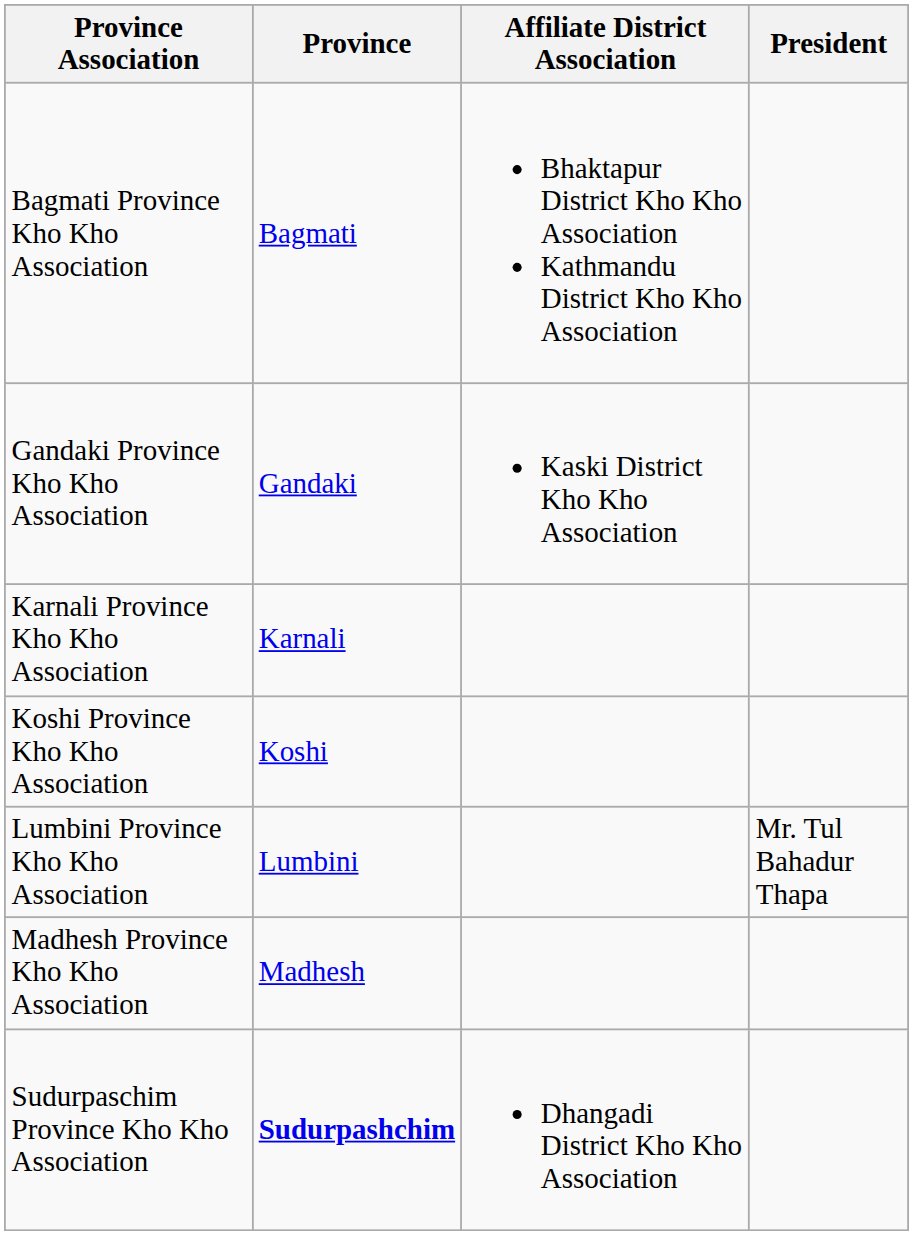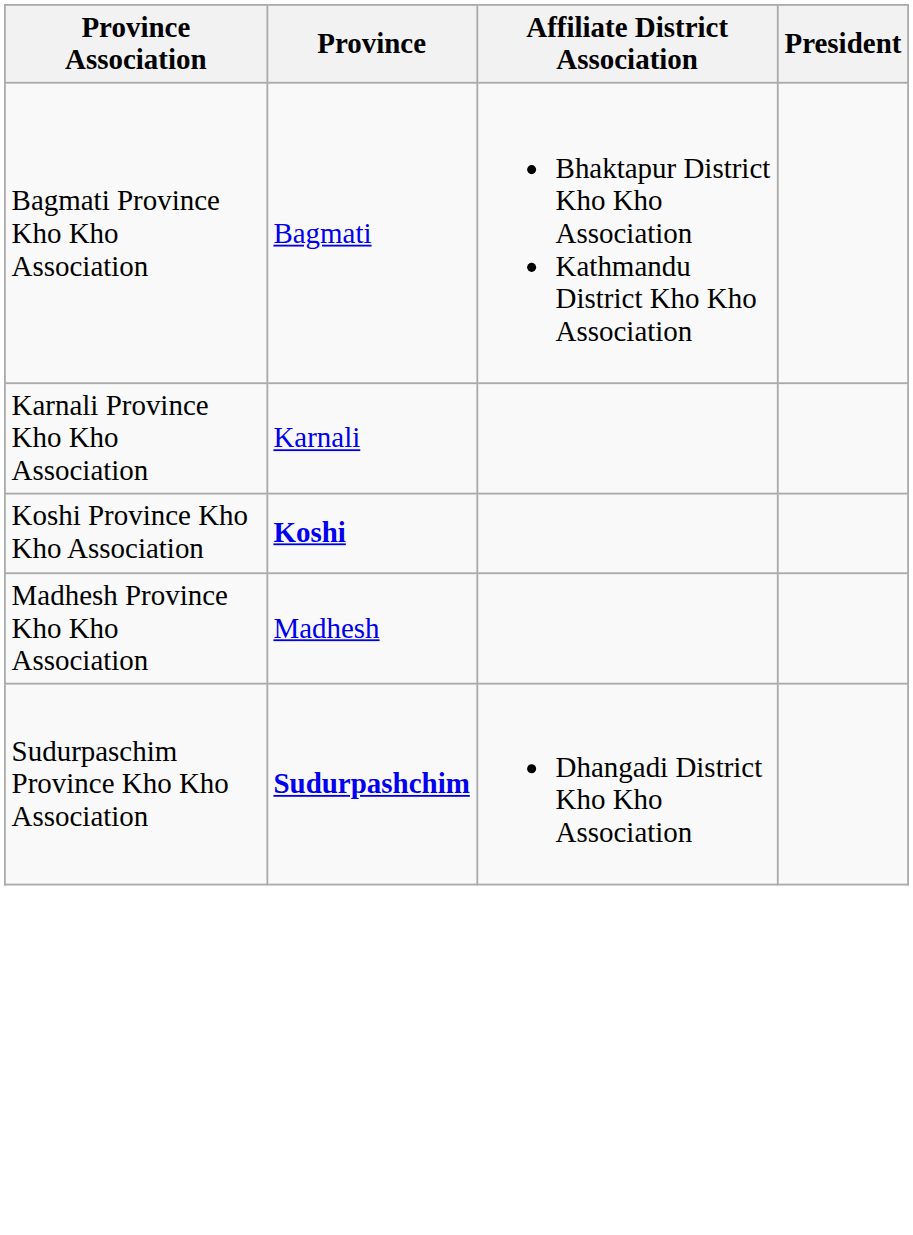- row: (116, 483)
(293, 750) normal -> (310, 532) bold
- row: (117, 861)
